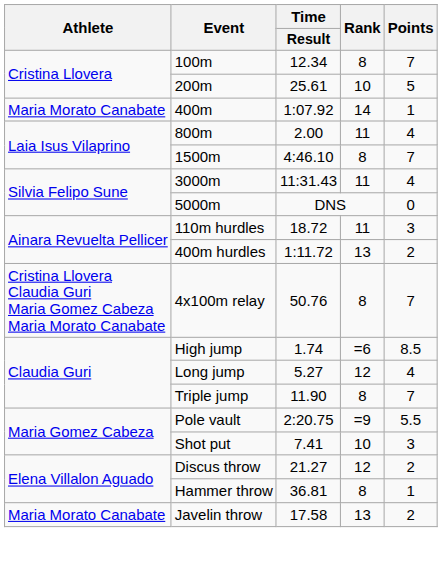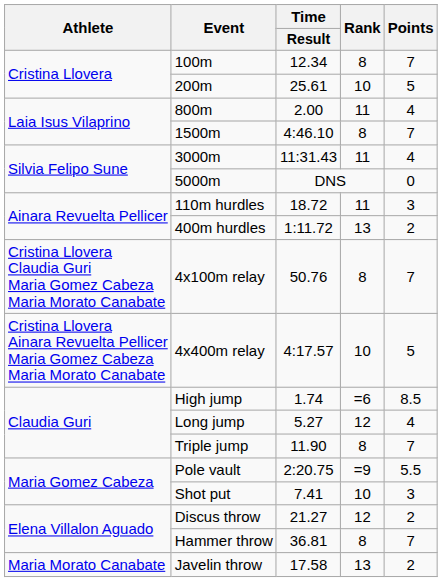- row: (193, 110)
+ row: (220, 351)
(411, 491) 1 -> (411, 541) 7
